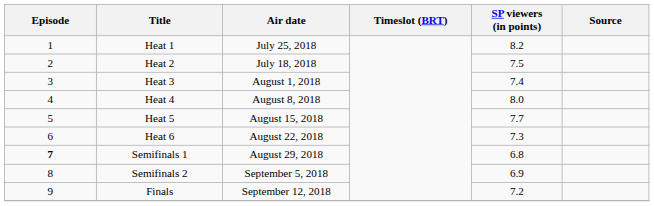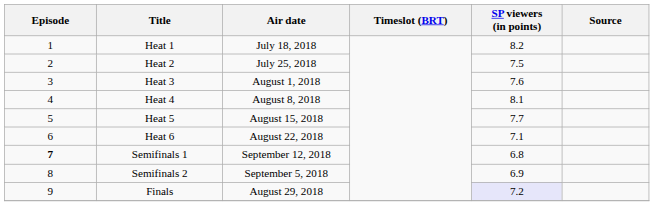(286, 45) July 25, 2018 -> (286, 45) July 18, 2018
(286, 63) July 18, 2018 -> (286, 63) July 25, 2018
(517, 81) 7.4 -> (517, 81) 7.6
(517, 100) 8.0 -> (517, 100) 8.1
(517, 136) 7.3 -> (517, 136) 7.1
(286, 155) August 29, 2018 -> (286, 155) September 12, 2018
(286, 191) September 12, 2018 -> (286, 191) August 29, 2018
(517, 191) no background -> (517, 191) lavender background
